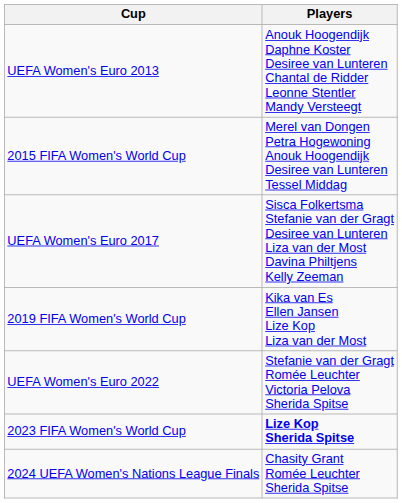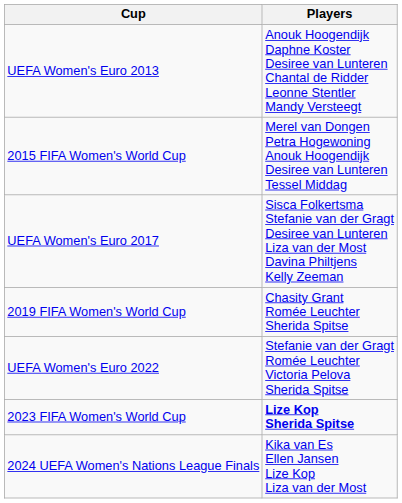(316, 319) Kika van Es Ellen Jansen Lize Kop Liza van der Most -> (313, 311) Chasity Grant Romée Leuchter Sherida Spitse
(313, 473) Chasity Grant Romée Leuchter Sherida Spitse -> (316, 466) Kika van Es Ellen Jansen Lize Kop Liza van der Most
